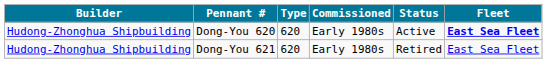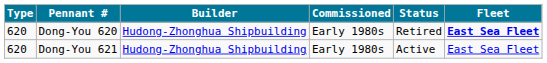columns swapped: (294, 13) <-> (99, 13)
(416, 31) Active -> (419, 31) Retired
(419, 49) Retired -> (416, 49) Active
